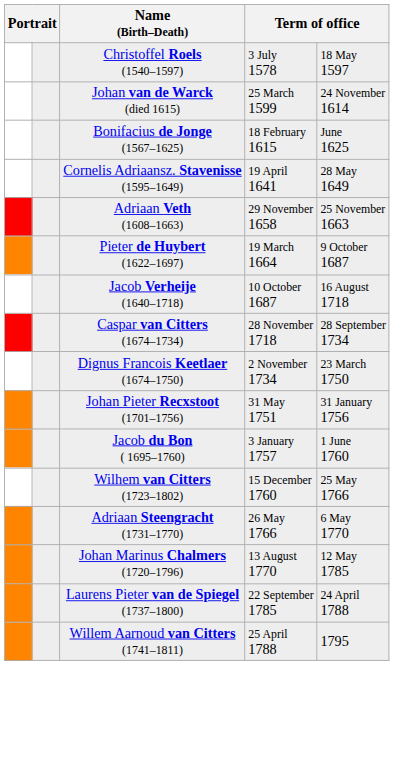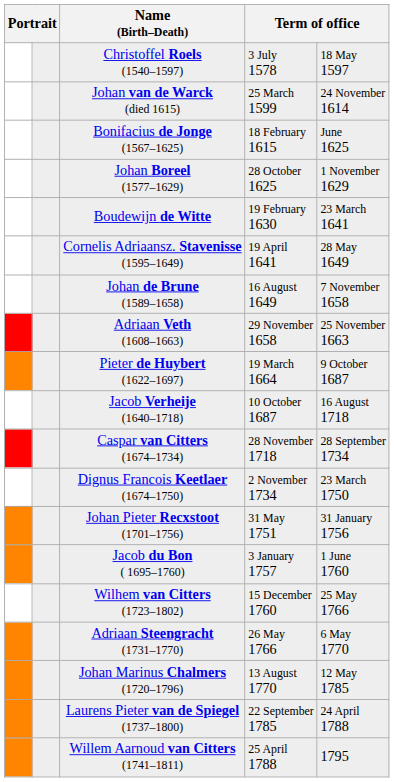+ row: (153, 178)
+ row: (153, 216)
+ row: (153, 294)
